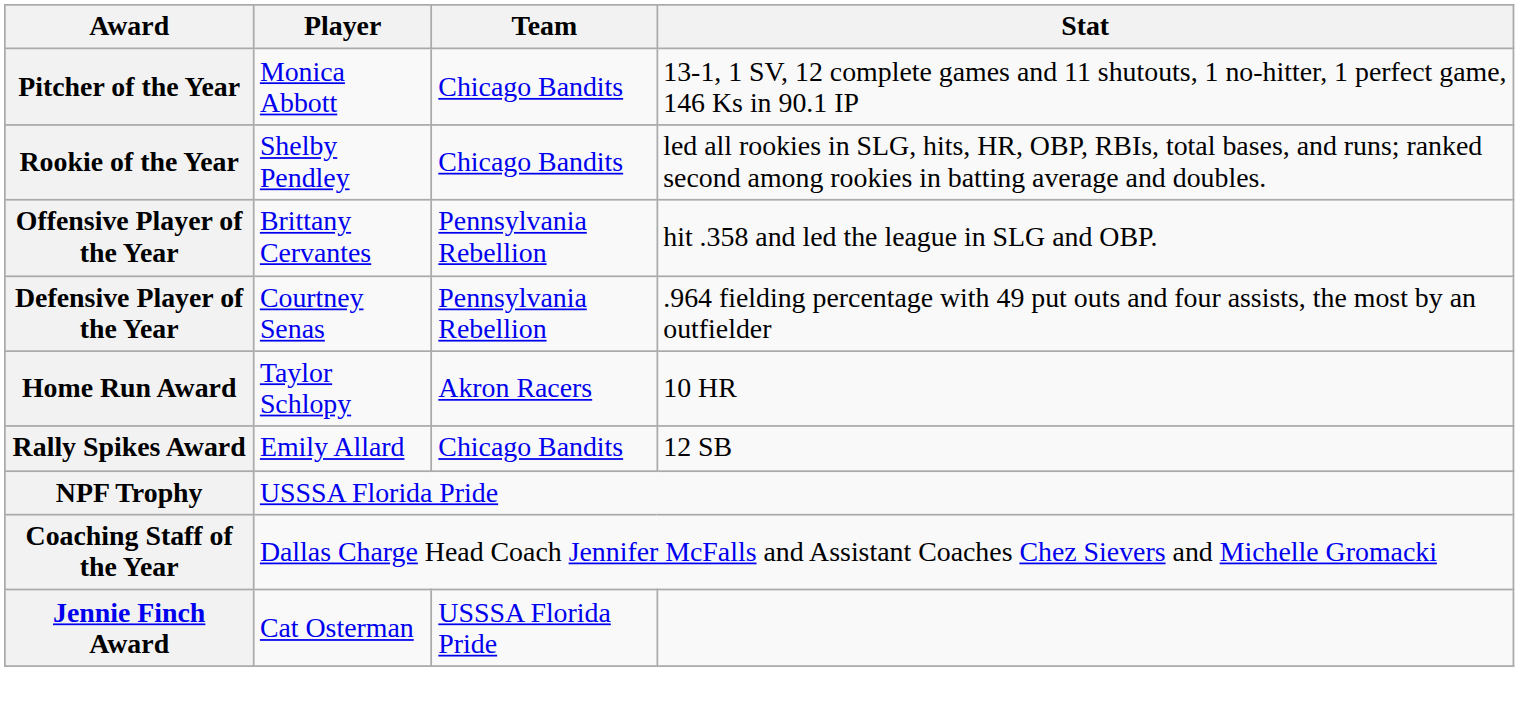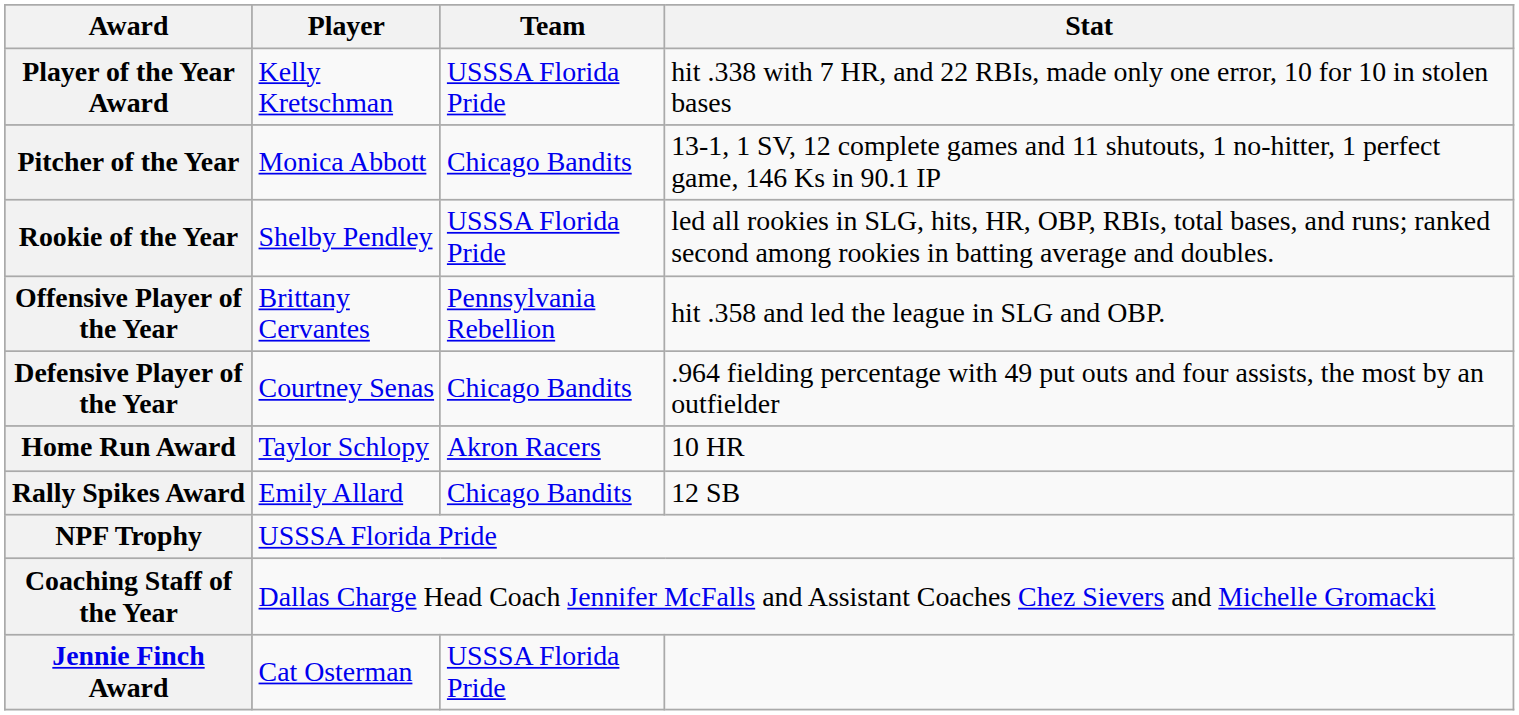+ row: (128, 86)
(531, 161) Chicago Bandits -> (533, 237) USSSA Florida Pride
(513, 312) Pennsylvania Rebellion -> (539, 388) Chicago Bandits
